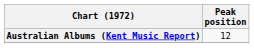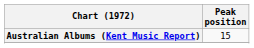(226, 36) 12 -> (226, 36) 15
